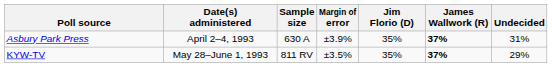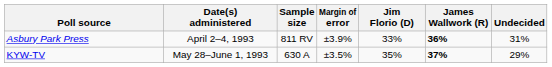(297, 39) 630 A -> (297, 39) 811 RV
(392, 39) 35% -> (392, 39) 33%
(437, 39) 37% -> (437, 39) 36%
(297, 54) 811 RV -> (297, 54) 630 A
